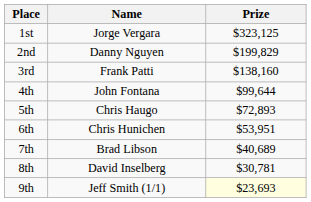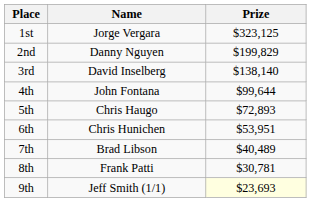(127, 71) Frank Patti -> (127, 71) David Inselberg
(256, 71) $138,160 -> (256, 71) $138,140
(256, 149) $40,689 -> (256, 149) $40,489
(127, 168) David Inselberg -> (127, 168) Frank Patti
